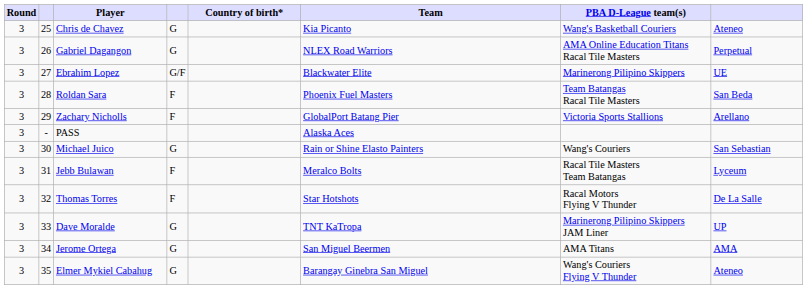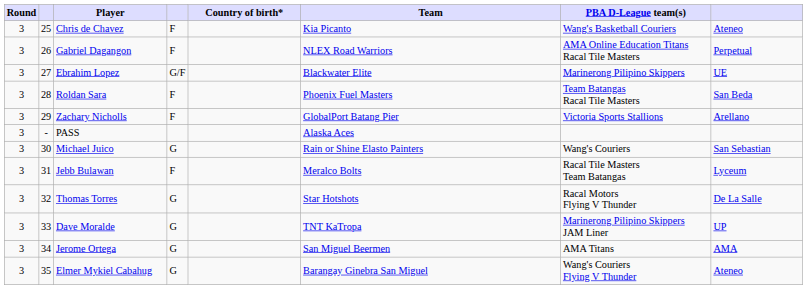(173, 28) G -> (172, 28) F
(173, 50) G -> (172, 50) F
(172, 199) F -> (173, 199) G
